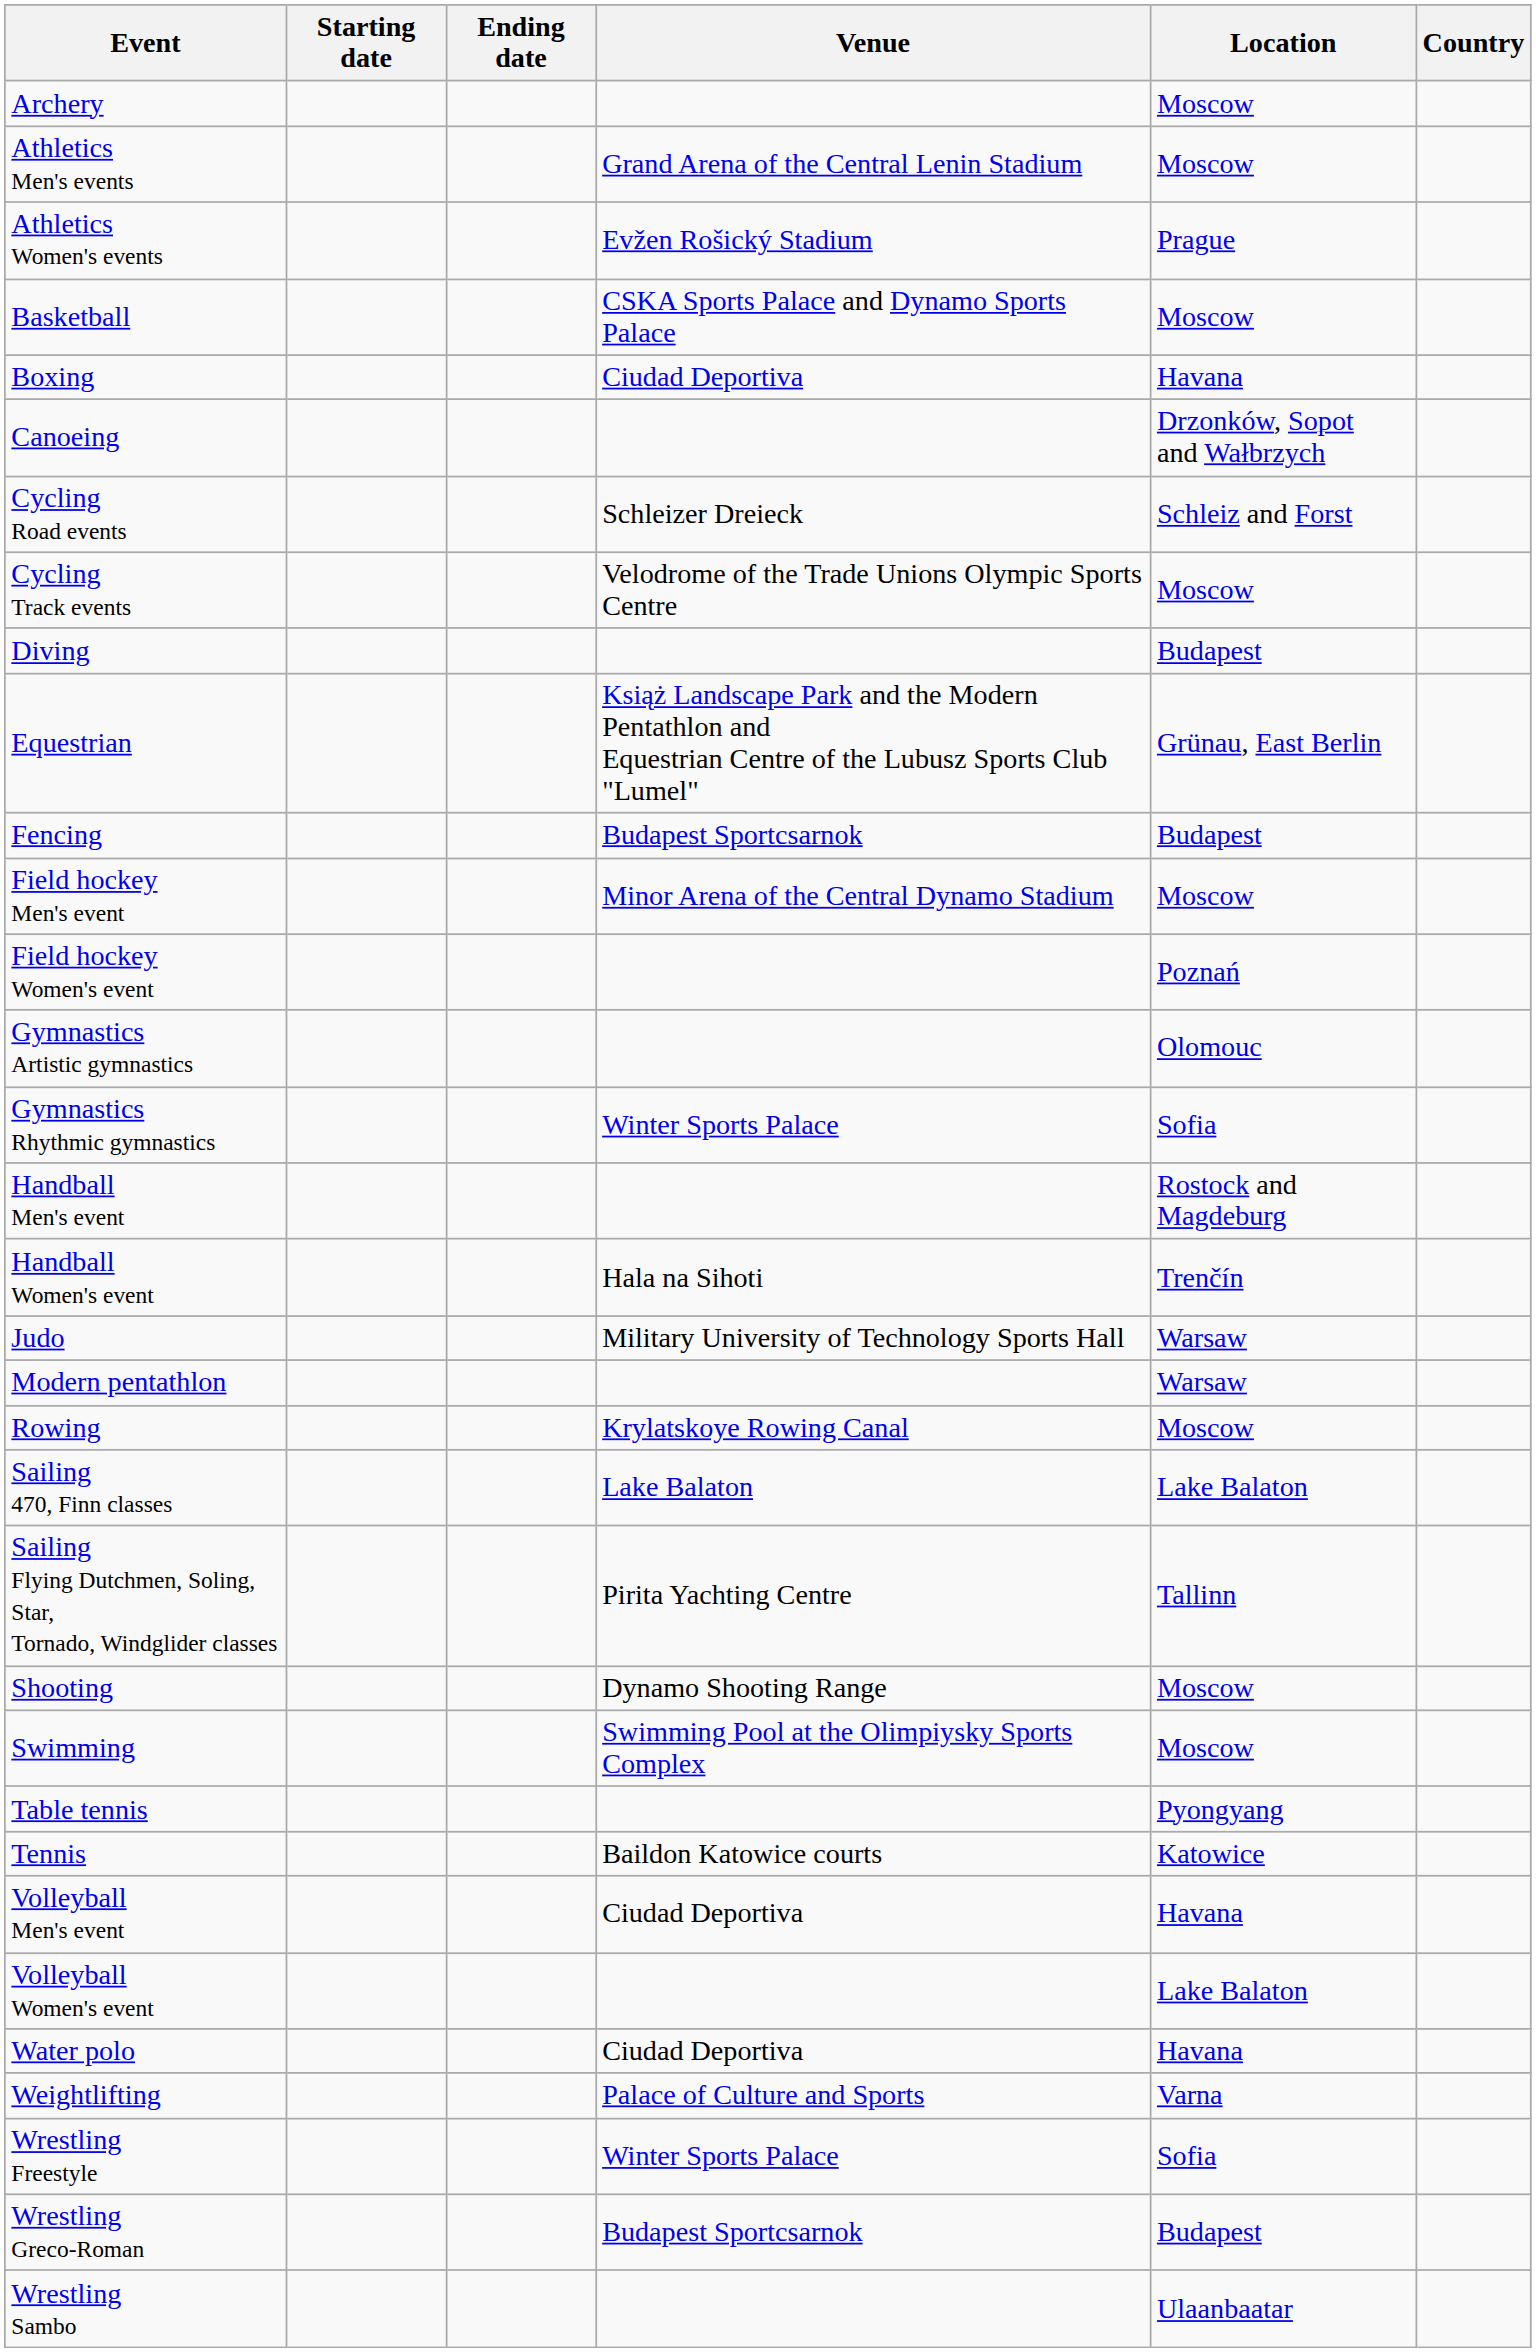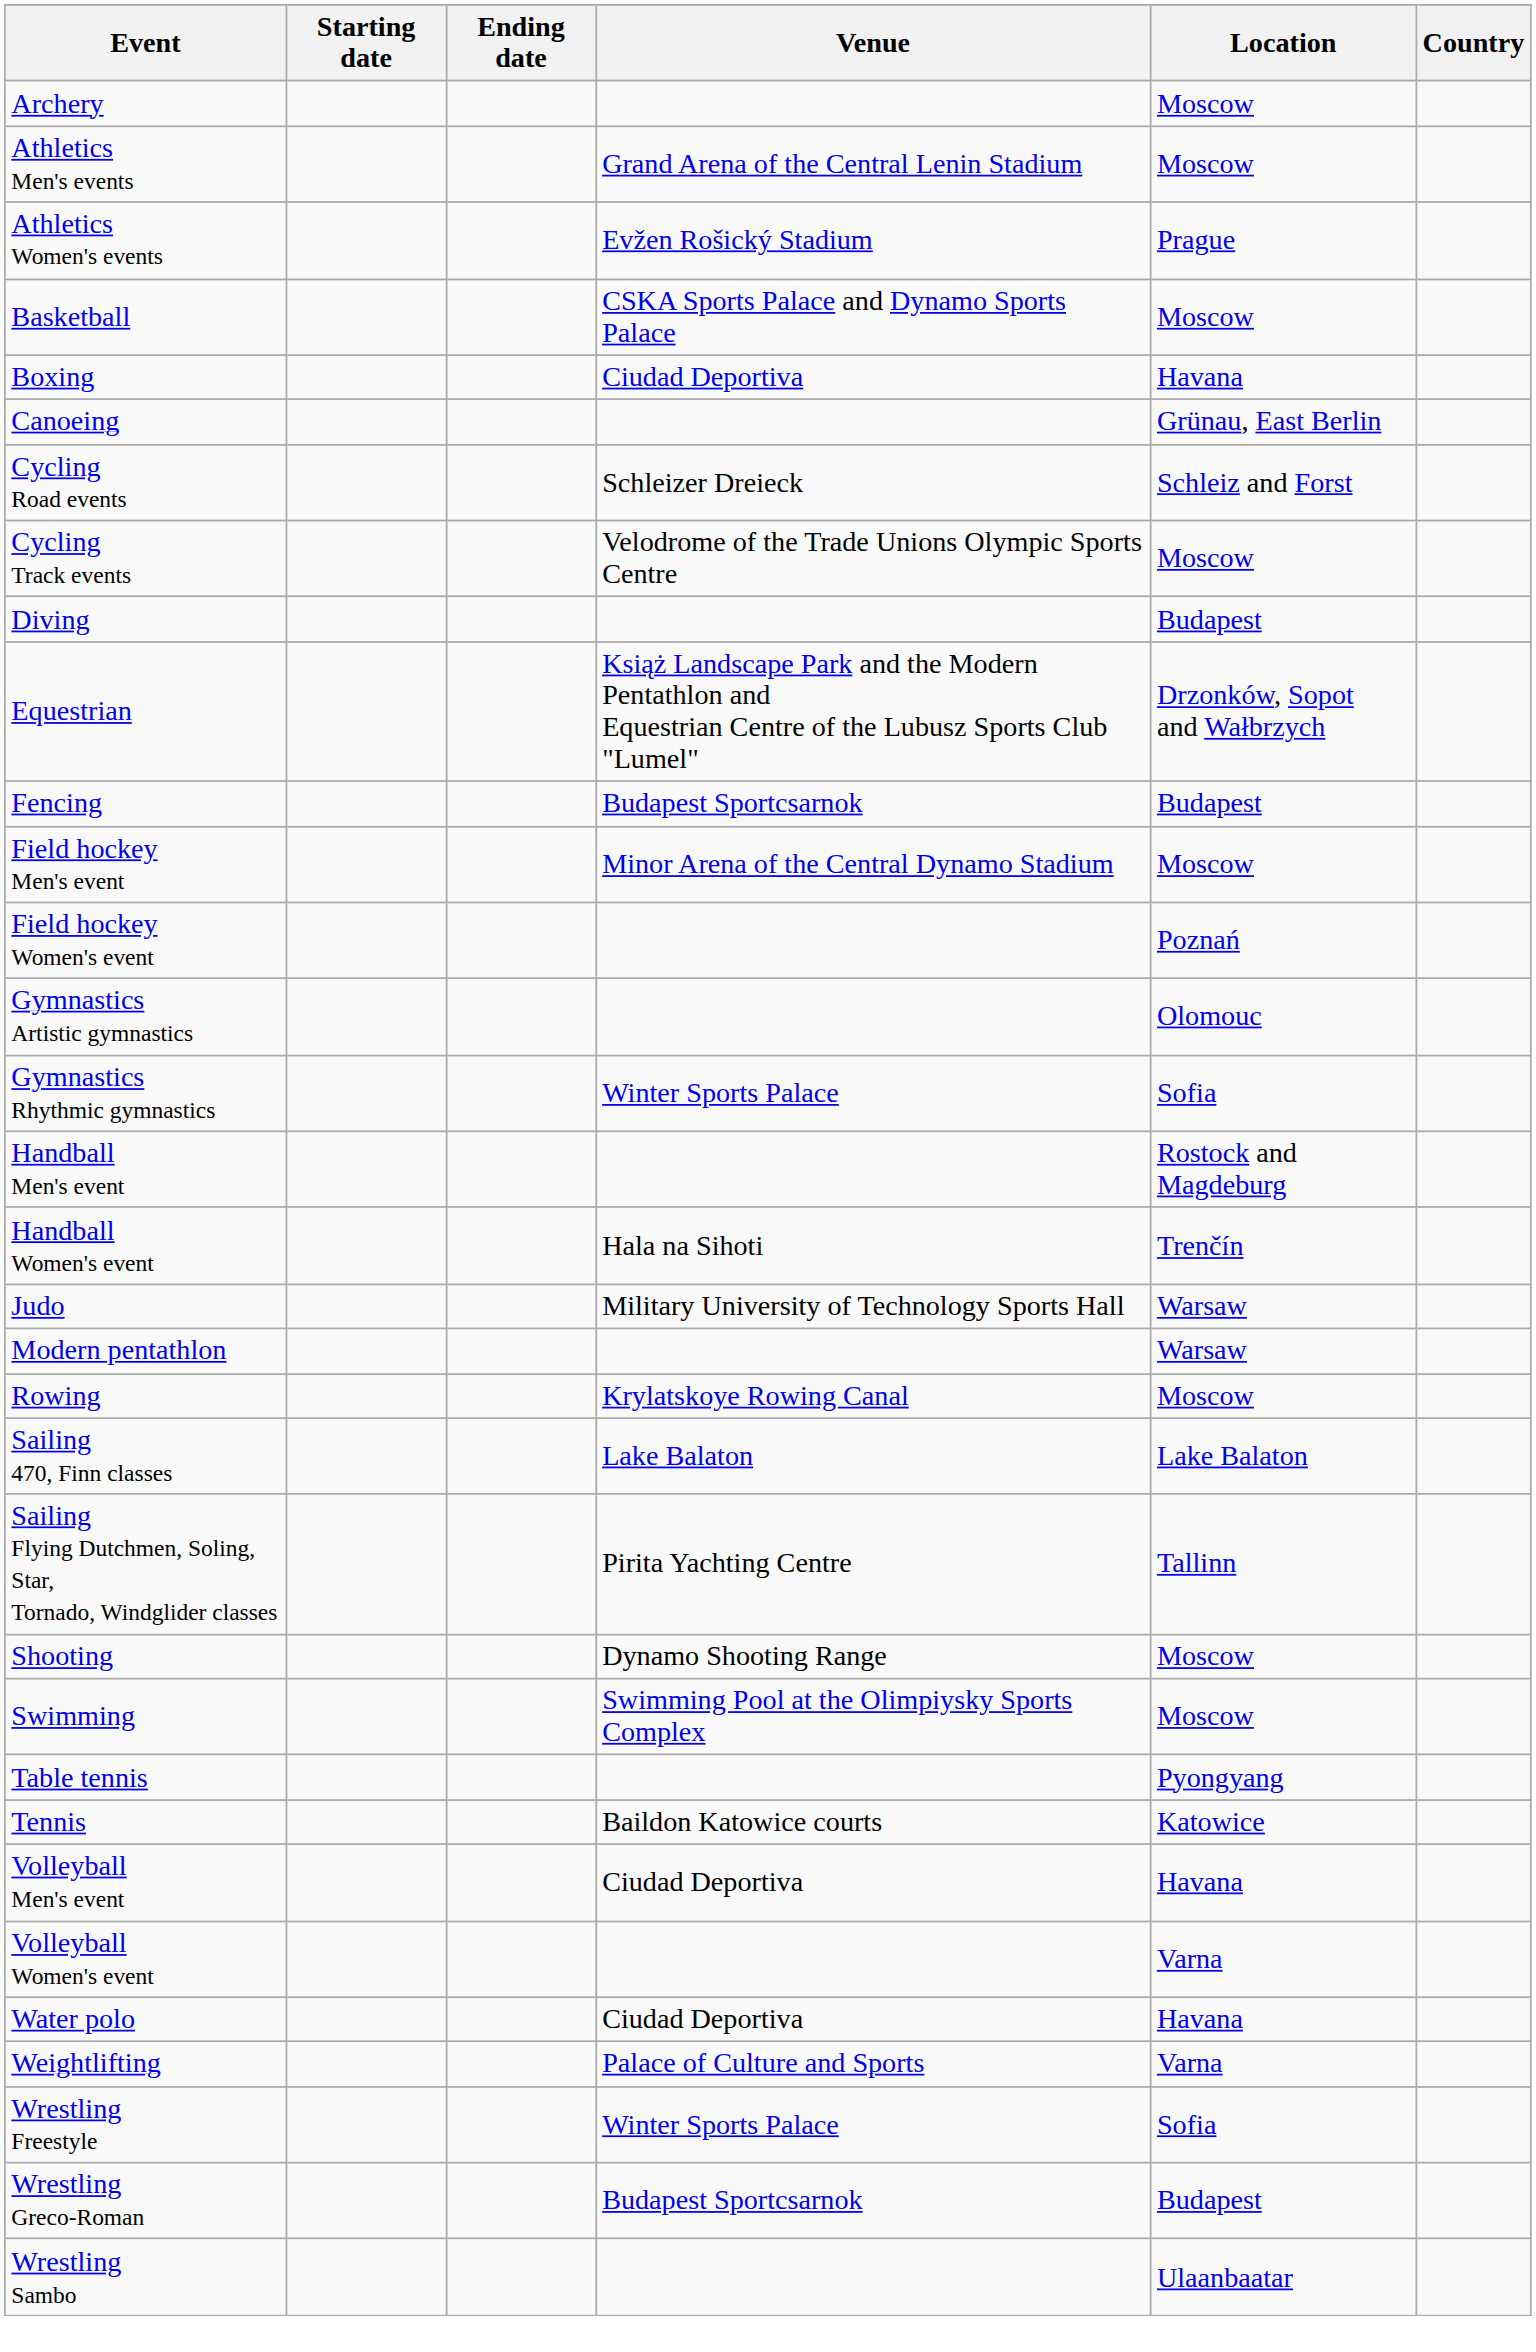(1255, 437) Drzonków, Sopot and Wałbrzych -> (1269, 421) Grünau, East Berlin
(1269, 742) Grünau, East Berlin -> (1255, 711) Drzonków, Sopot and Wałbrzych
(1232, 1990) Lake Balaton -> (1190, 1958) Varna
